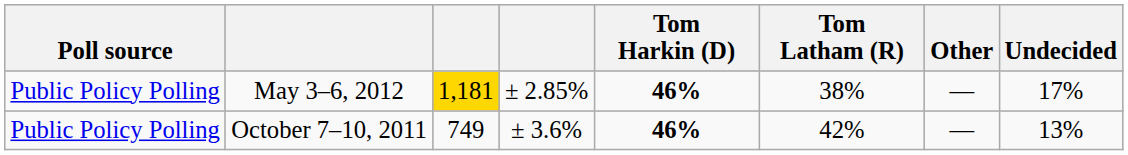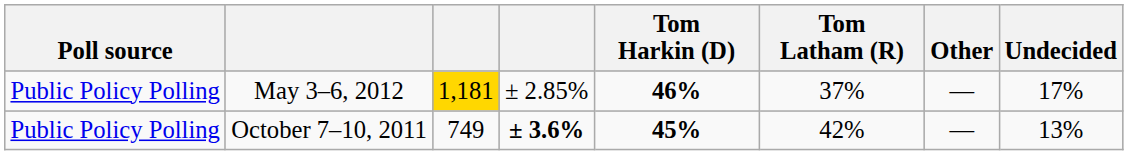(842, 90) 38% -> (842, 90) 37%
(547, 129) normal -> (547, 129) bold
(677, 129) 46% -> (677, 129) 45%
